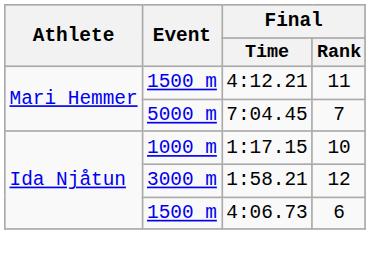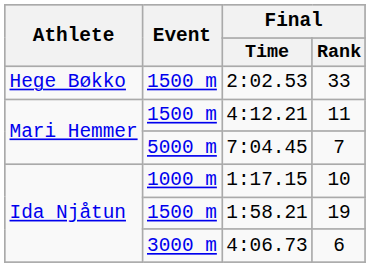+ row: (267, 82)
(182, 180) 3000 m -> (182, 213) 1500 m
(339, 180) 12 -> (339, 213) 19
(182, 213) 1500 m -> (182, 246) 3000 m
